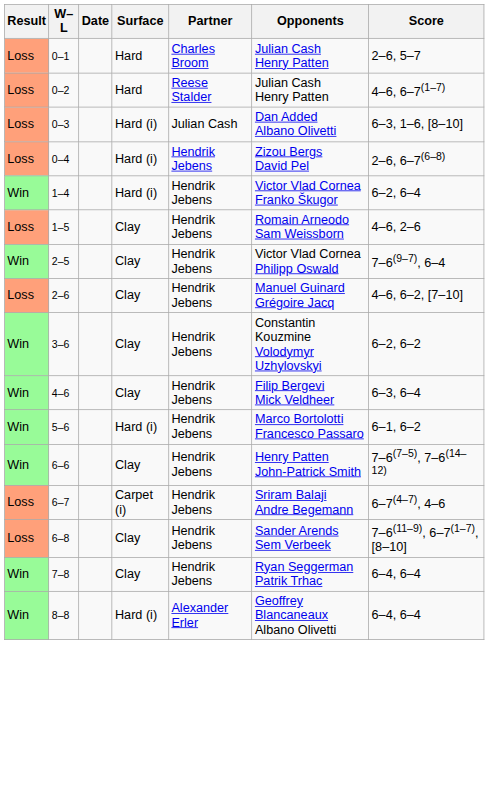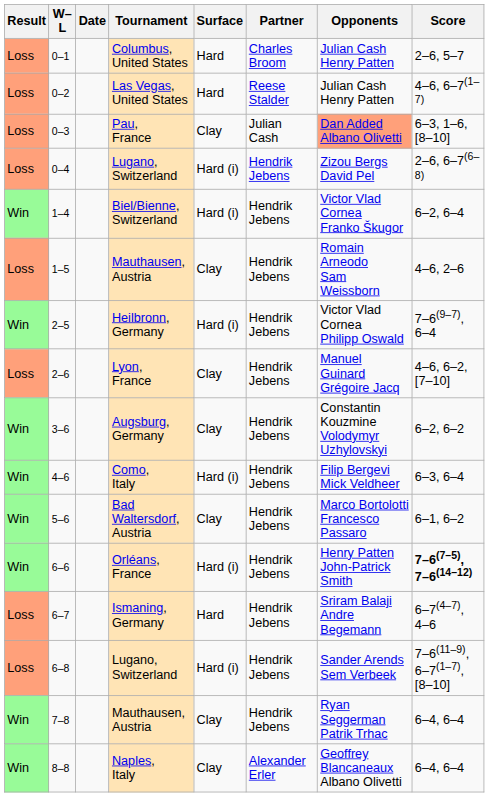+ column: (151, 21)
(136, 124) Hard (i) -> (209, 131) Clay
(296, 124) no background -> (361, 131) lightsalmon background
(128, 261) Clay -> (218, 324) Hard (i)
(128, 392) Clay -> (218, 477) Hard (i)
(136, 427) Hard (i) -> (209, 518) Clay
(128, 464) Clay -> (218, 567) Hard (i)
(419, 462) normal -> (444, 567) bold
(134, 502) Carpet (i) -> (210, 615) Hard
(128, 538) Clay -> (218, 667) Hard (i)
(136, 615) Hard (i) -> (209, 768) Clay
